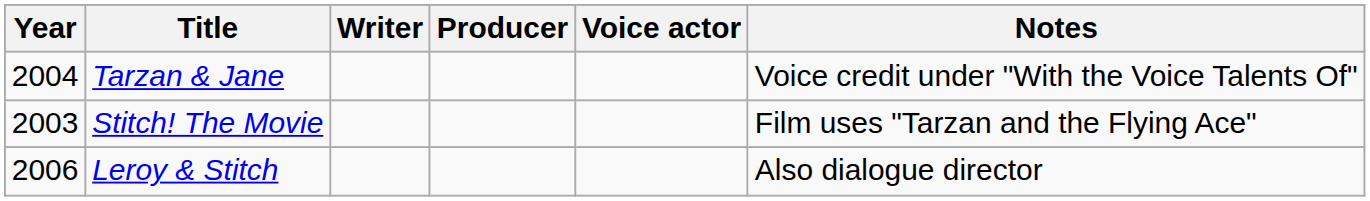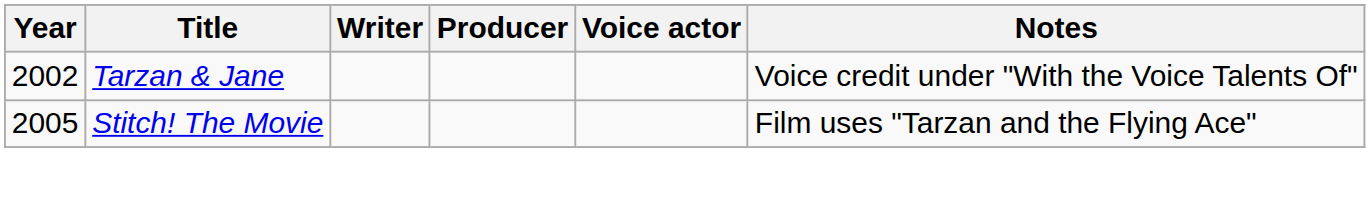(45, 75) 2004 -> (45, 75) 2002
(45, 123) 2003 -> (45, 123) 2005
- row: (185, 170)
